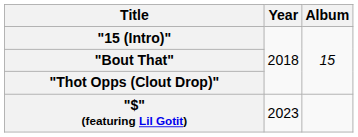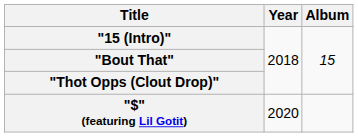(283, 112) 2023 -> (283, 112) 2020
